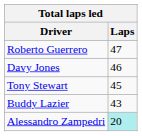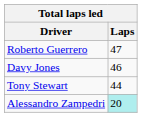(116, 85) 45 -> (116, 85) 44
- row: (38, 103)
